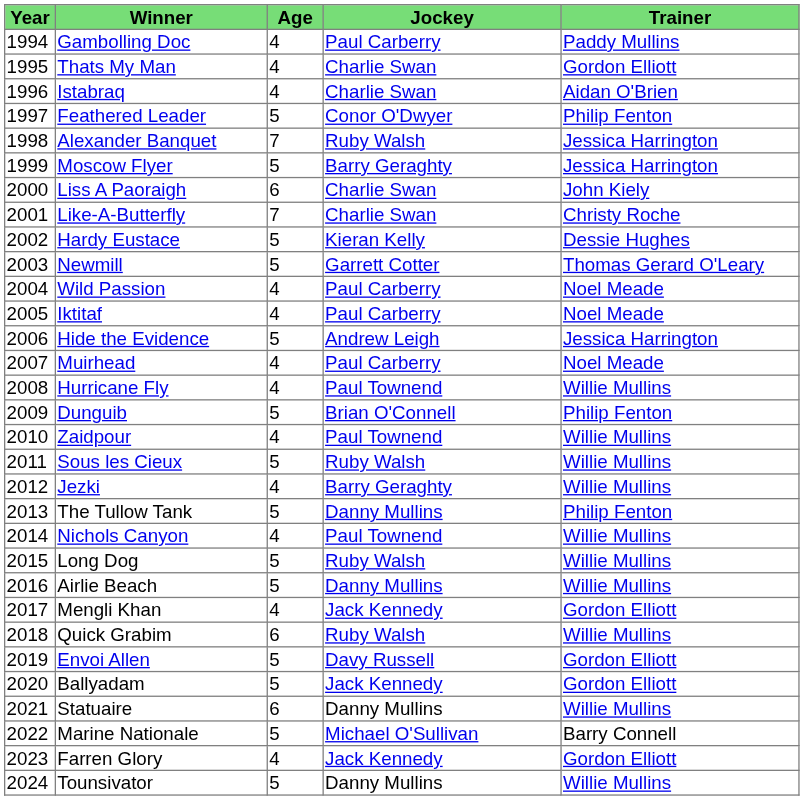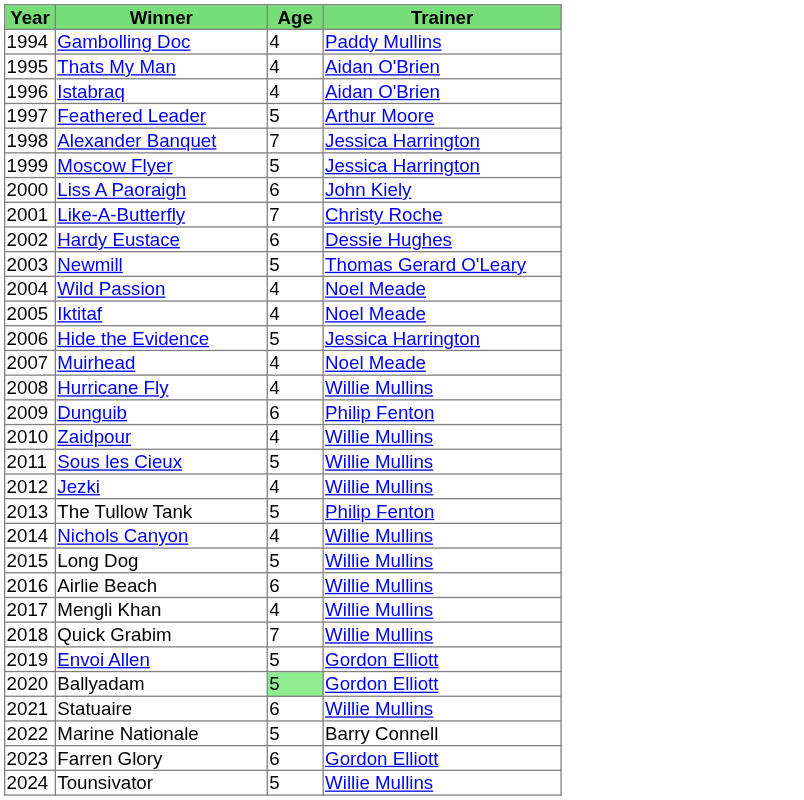- column: (442, 17)
(620, 66) Gordon Elliott -> (383, 66) Aidan O'Brien
(618, 116) Philip Fenton -> (380, 116) Arthur Moore
(274, 239) 5 -> (274, 239) 6
(274, 412) 5 -> (274, 412) 6
(274, 585) 5 -> (274, 585) 6
(620, 610) Gordon Elliott -> (379, 610) Willie Mullins
(274, 634) 6 -> (274, 634) 7
(274, 684) no background -> (274, 684) lightgreen background
(274, 758) 4 -> (274, 758) 6
